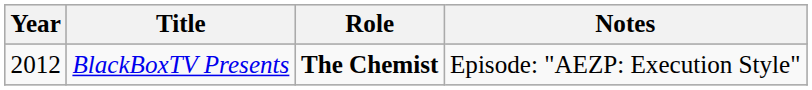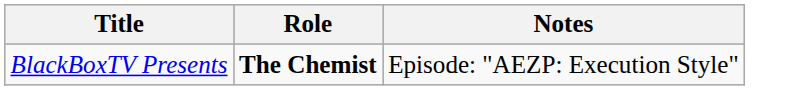- column: (36, 24)
